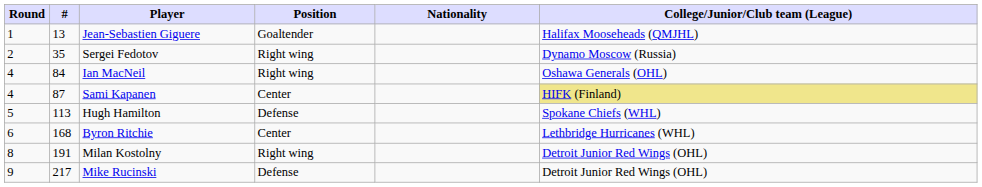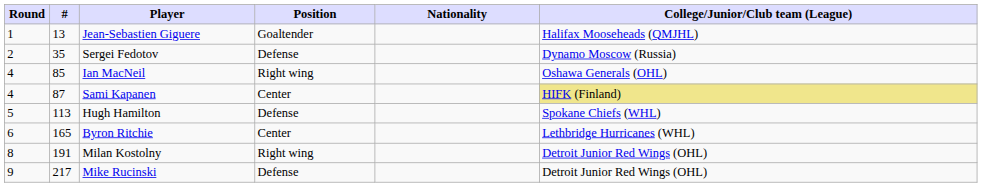(286, 53) Right wing -> (278, 53) Defense
(59, 73) 84 -> (59, 73) 85
(62, 133) 168 -> (62, 133) 165
